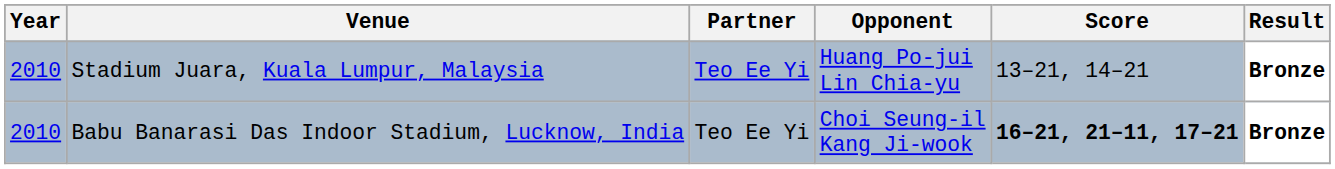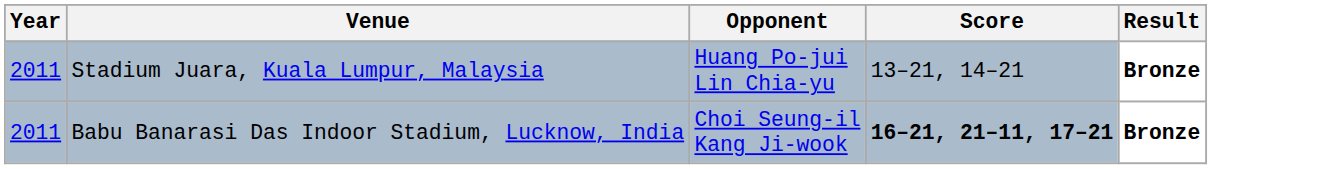- column: (752, 22)
(36, 71) 2010 -> (36, 71) 2011
(36, 132) 2010 -> (36, 132) 2011
